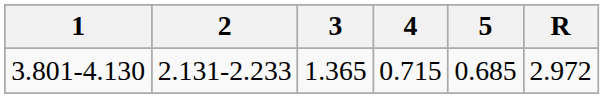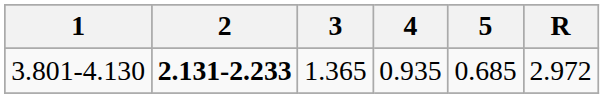(225, 70) normal -> (225, 70) bold
(410, 70) 0.715 -> (410, 70) 0.935
